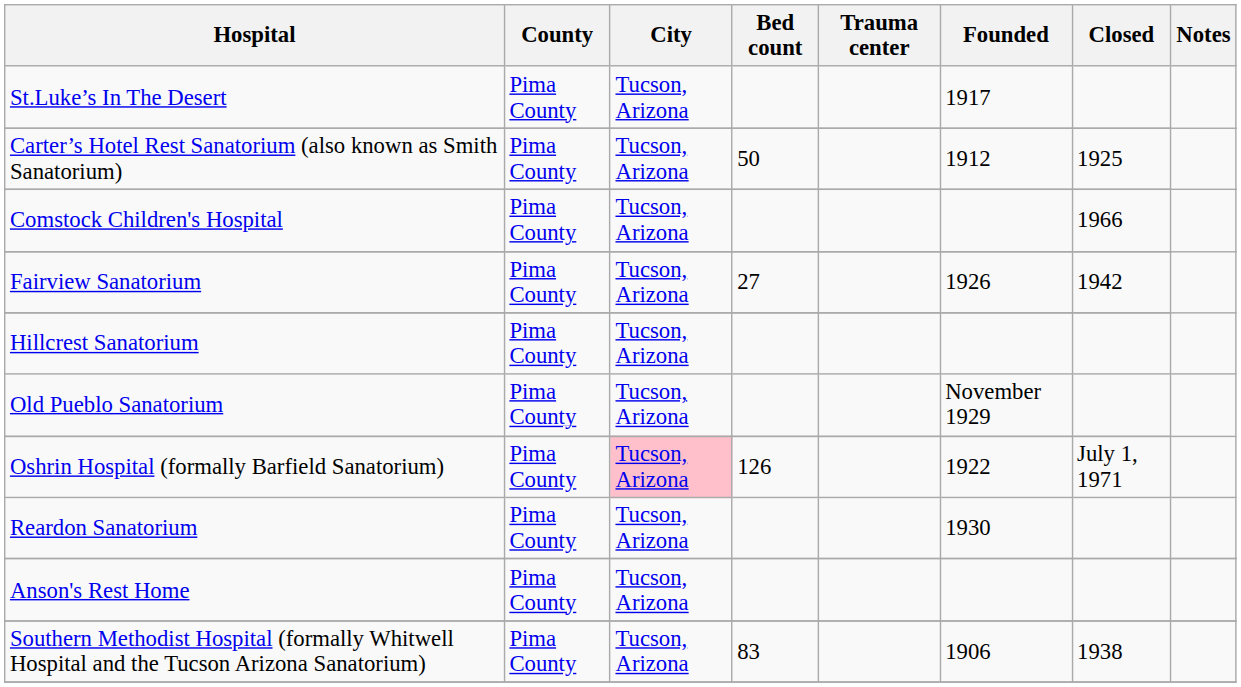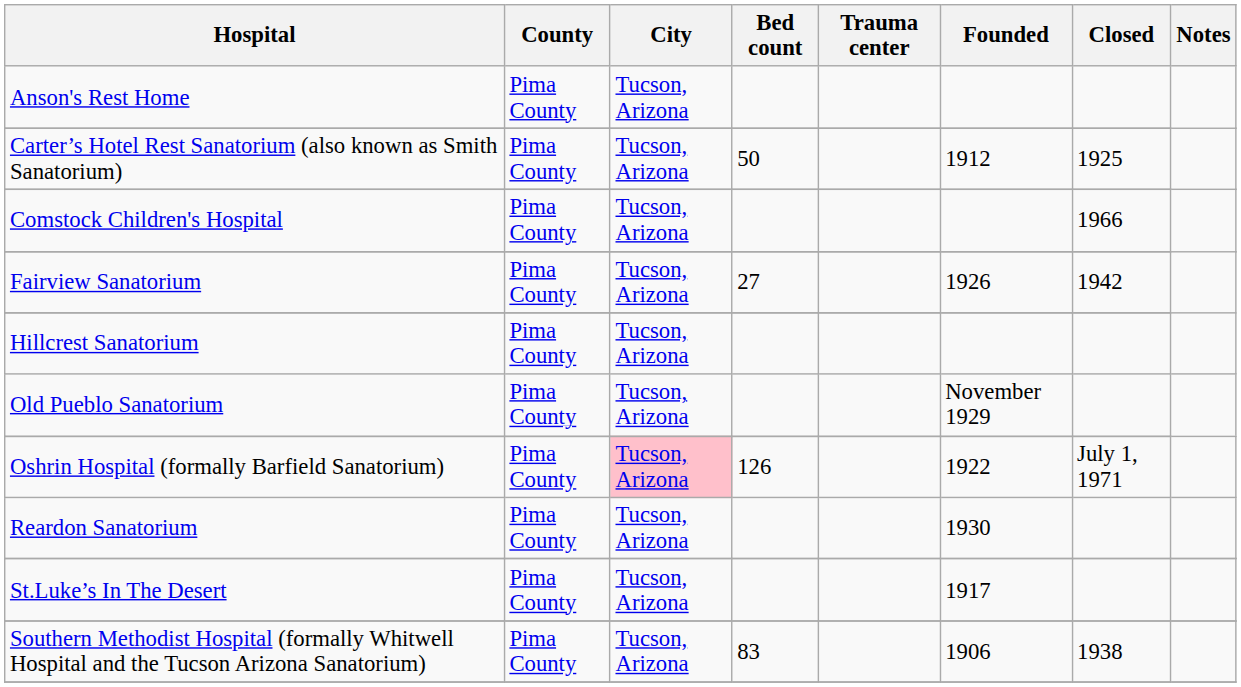rows swapped: (100, 589) <-> (118, 96)
